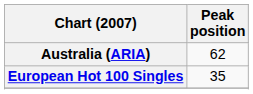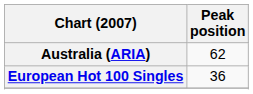(218, 76) 35 -> (218, 76) 36
